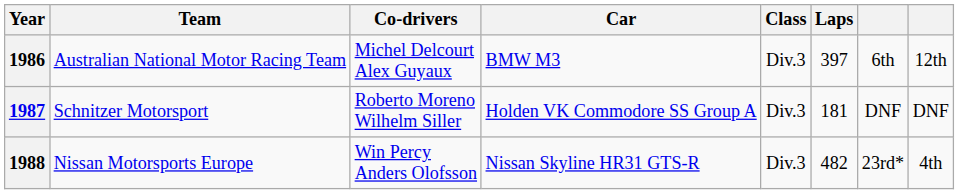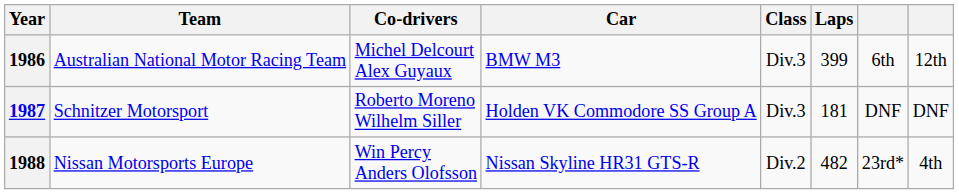(834, 60) 397 -> (834, 60) 399
(786, 163) Div.3 -> (786, 163) Div.2
